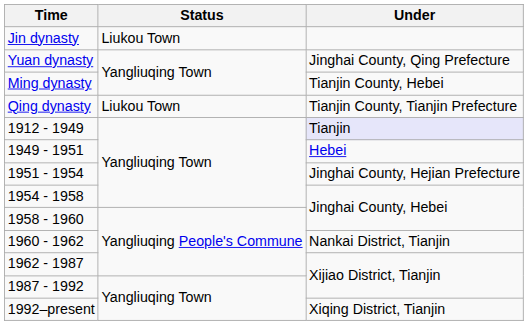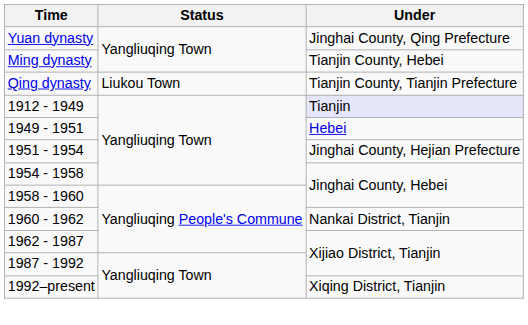- row: (43, 38)
